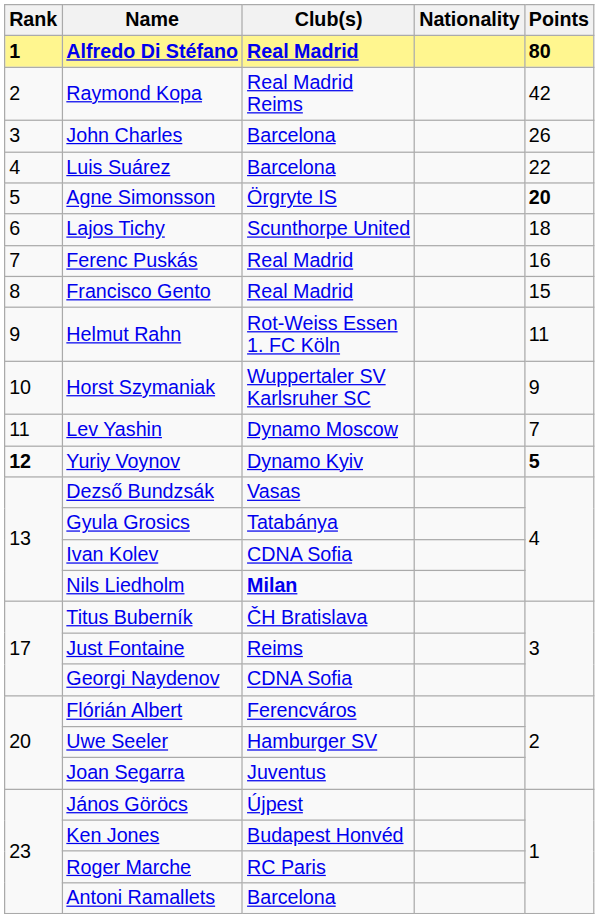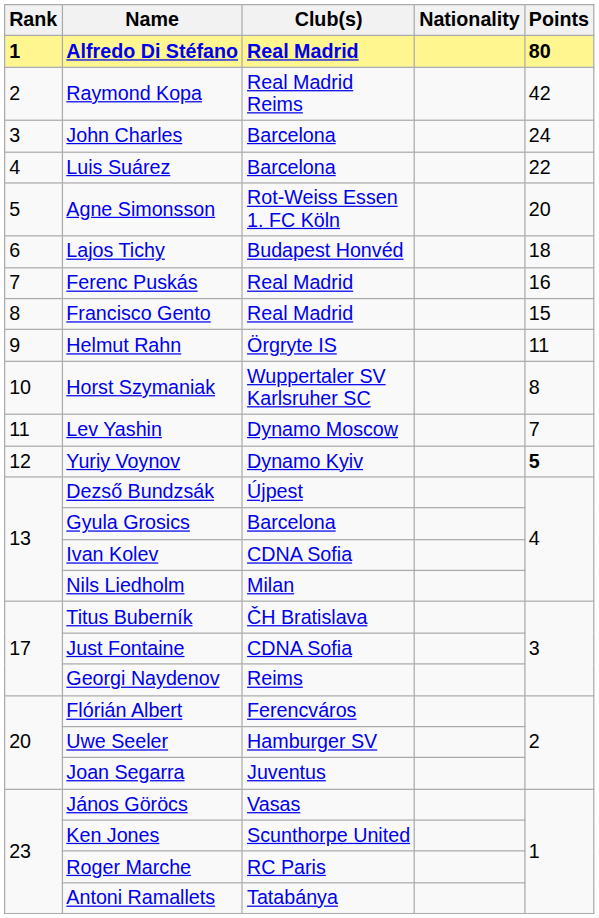(540, 135) 26 -> (540, 135) 24
(292, 198) Örgryte IS -> (322, 209) Rot-Weiss Essen 1. FC Köln
(540, 198) bold -> (540, 209) normal
(329, 229) Scunthorpe United -> (325, 251) Budapest Honvéd
(322, 334) Rot-Weiss Essen 1. FC Köln -> (292, 345) Örgryte IS
(534, 387) 9 -> (534, 387) 8
(20, 461) bold -> (20, 461) normal
(274, 492) Vasas -> (275, 492) Újpest
(292, 523) Tatabánya -> (291, 523) Barcelona
(272, 585) bold -> (271, 585) normal
(275, 648) Reims -> (300, 648) CDNA Sofia
(300, 679) CDNA Sofia -> (275, 679) Reims
(275, 804) Újpest -> (274, 804) Vasas
(325, 835) Budapest Honvéd -> (329, 835) Scunthorpe United
(291, 898) Barcelona -> (292, 898) Tatabánya
